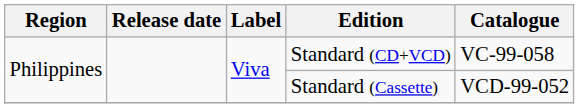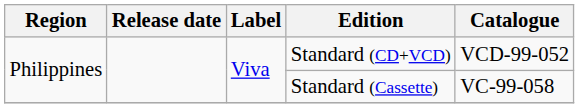(507, 53) VC-99-058 -> (515, 53) VCD-99-052
(515, 86) VCD-99-052 -> (507, 86) VC-99-058
